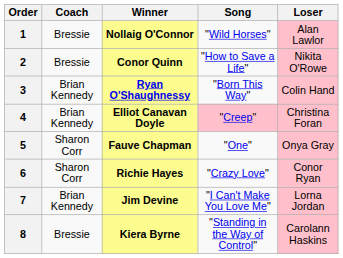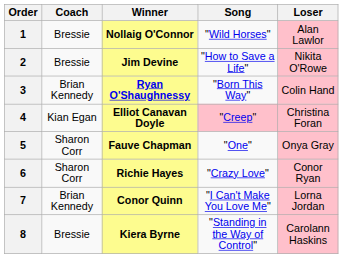(150, 62) Conor Quinn -> (150, 62) Jim Devine
(72, 118) Brian Kennedy -> (72, 118) Kian Egan
(150, 201) Jim Devine -> (150, 201) Conor Quinn
